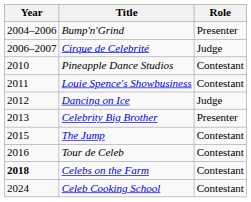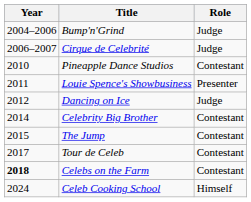(217, 30) Presenter -> (210, 30) Judge
(220, 83) Contestant -> (217, 83) Presenter
(18, 118) 2013 -> (18, 118) 2014
(217, 118) Presenter -> (220, 118) Contestant
(18, 153) 2016 -> (18, 153) 2017
(220, 188) Contestant -> (214, 188) Himself
